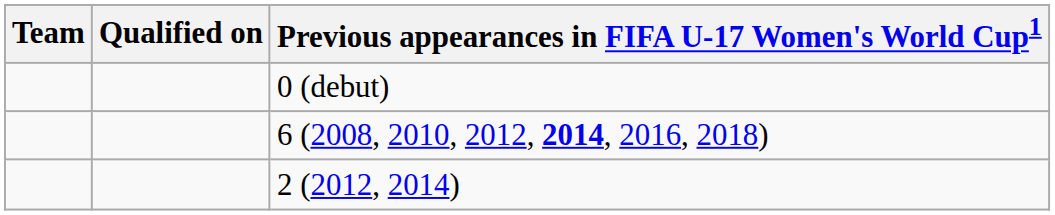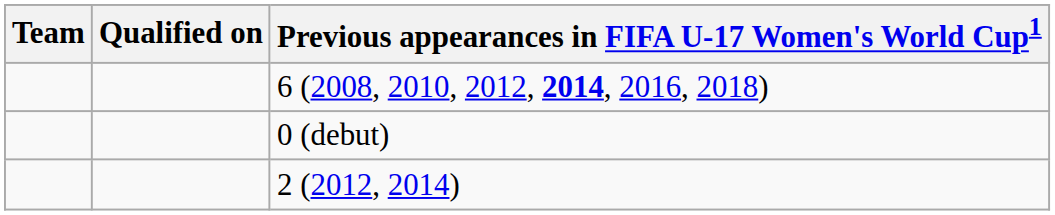rows swapped: (333, 86) <-> (523, 135)
